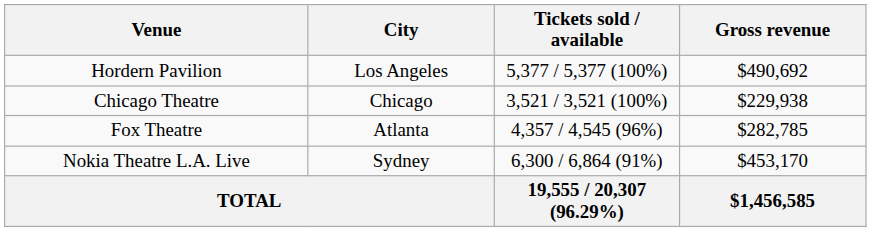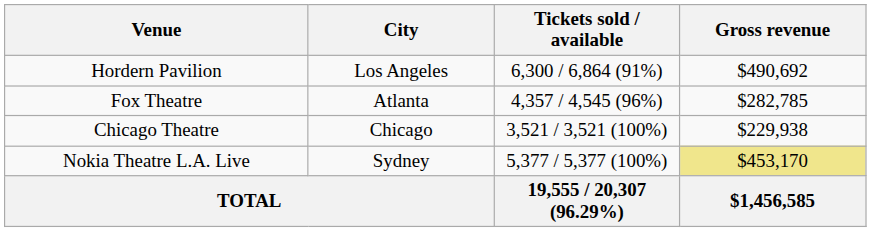(587, 70) 5,377 / 5,377 (100%) -> (587, 70) 6,300 / 6,864 (91%)
rows swapped: (156, 100) <-> (156, 130)
(587, 160) 6,300 / 6,864 (91%) -> (587, 160) 5,377 / 5,377 (100%)
(773, 160) no background -> (773, 160) khaki background
